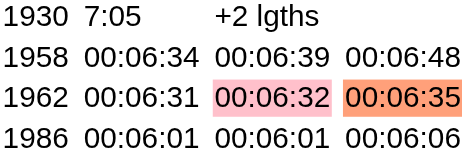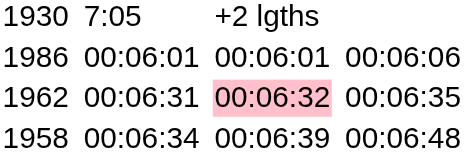rows swapped: (36, 56) <-> (36, 138)
(403, 97) lightsalmon background -> (403, 97) no background
